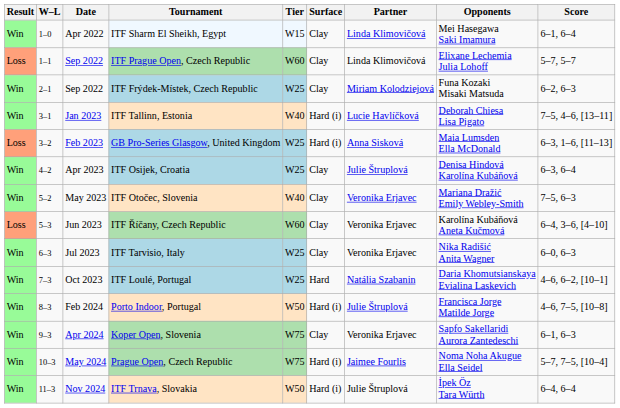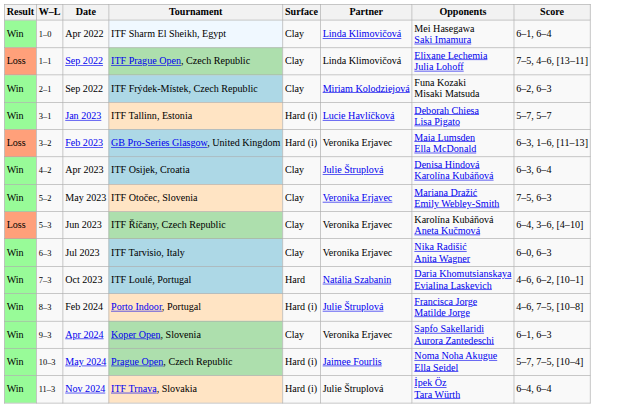- column: (295, 12)
(558, 61) 5–7, 5–7 -> (552, 61) 7–5, 4–6, [13–11]
(576, 116) 7–5, 4–6, [13–11] -> (534, 116) 5–7, 5–7
(375, 143) Anna Sisková -> (357, 143) Veronika Erjavec
